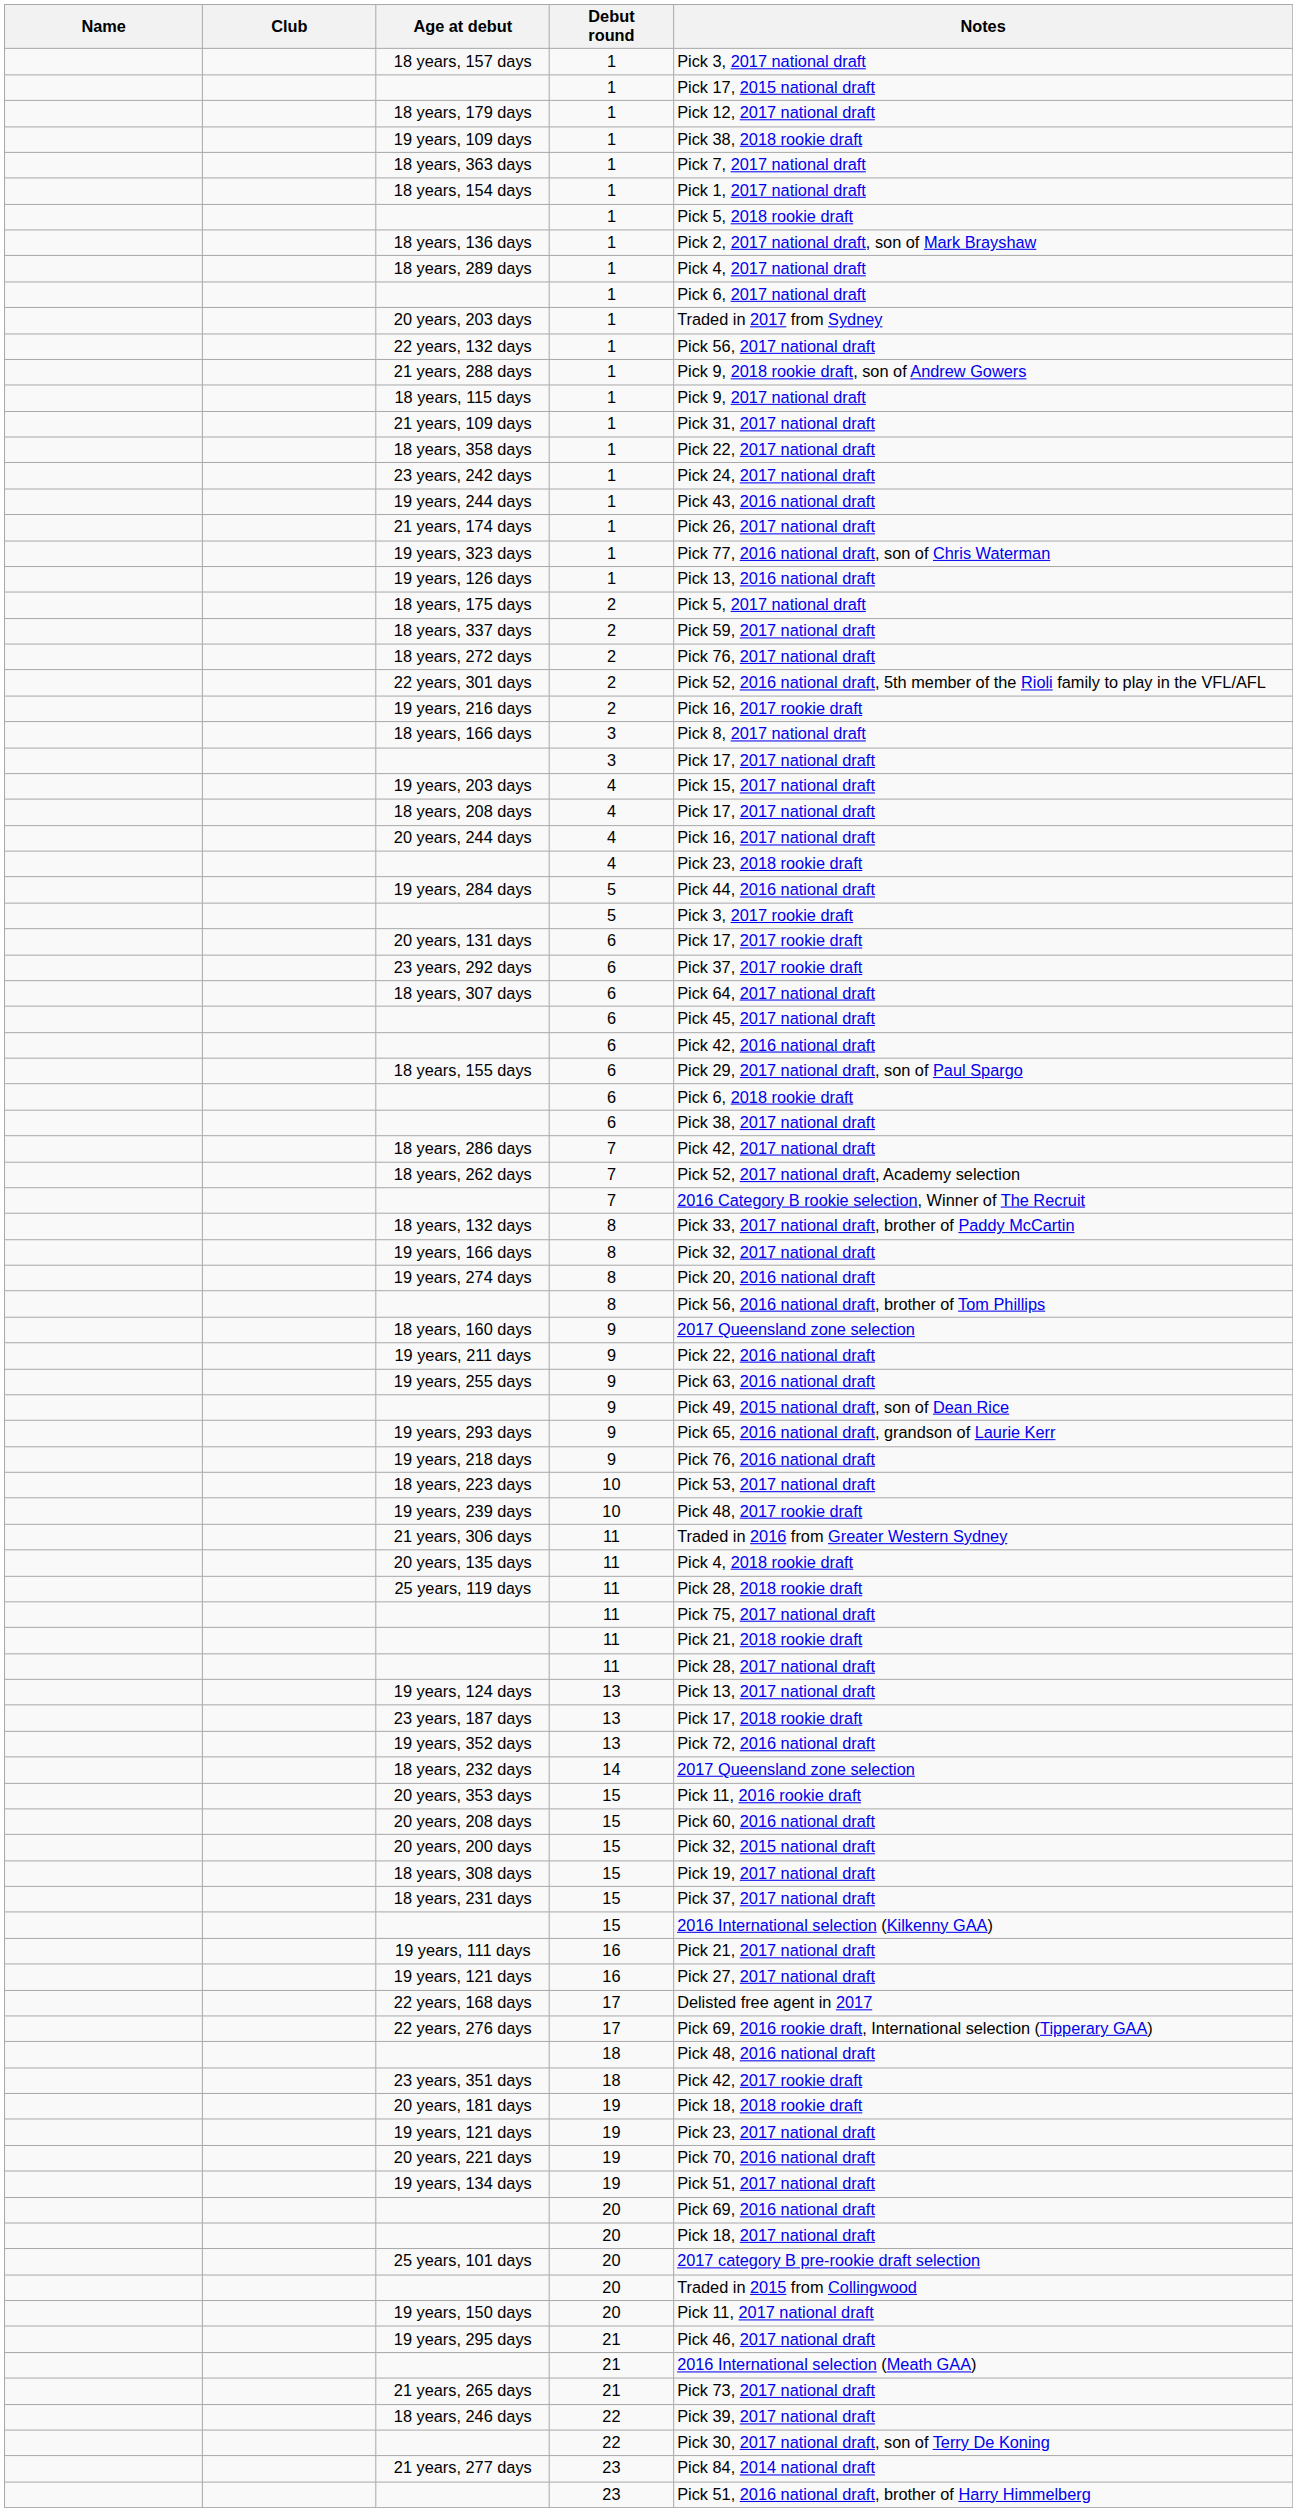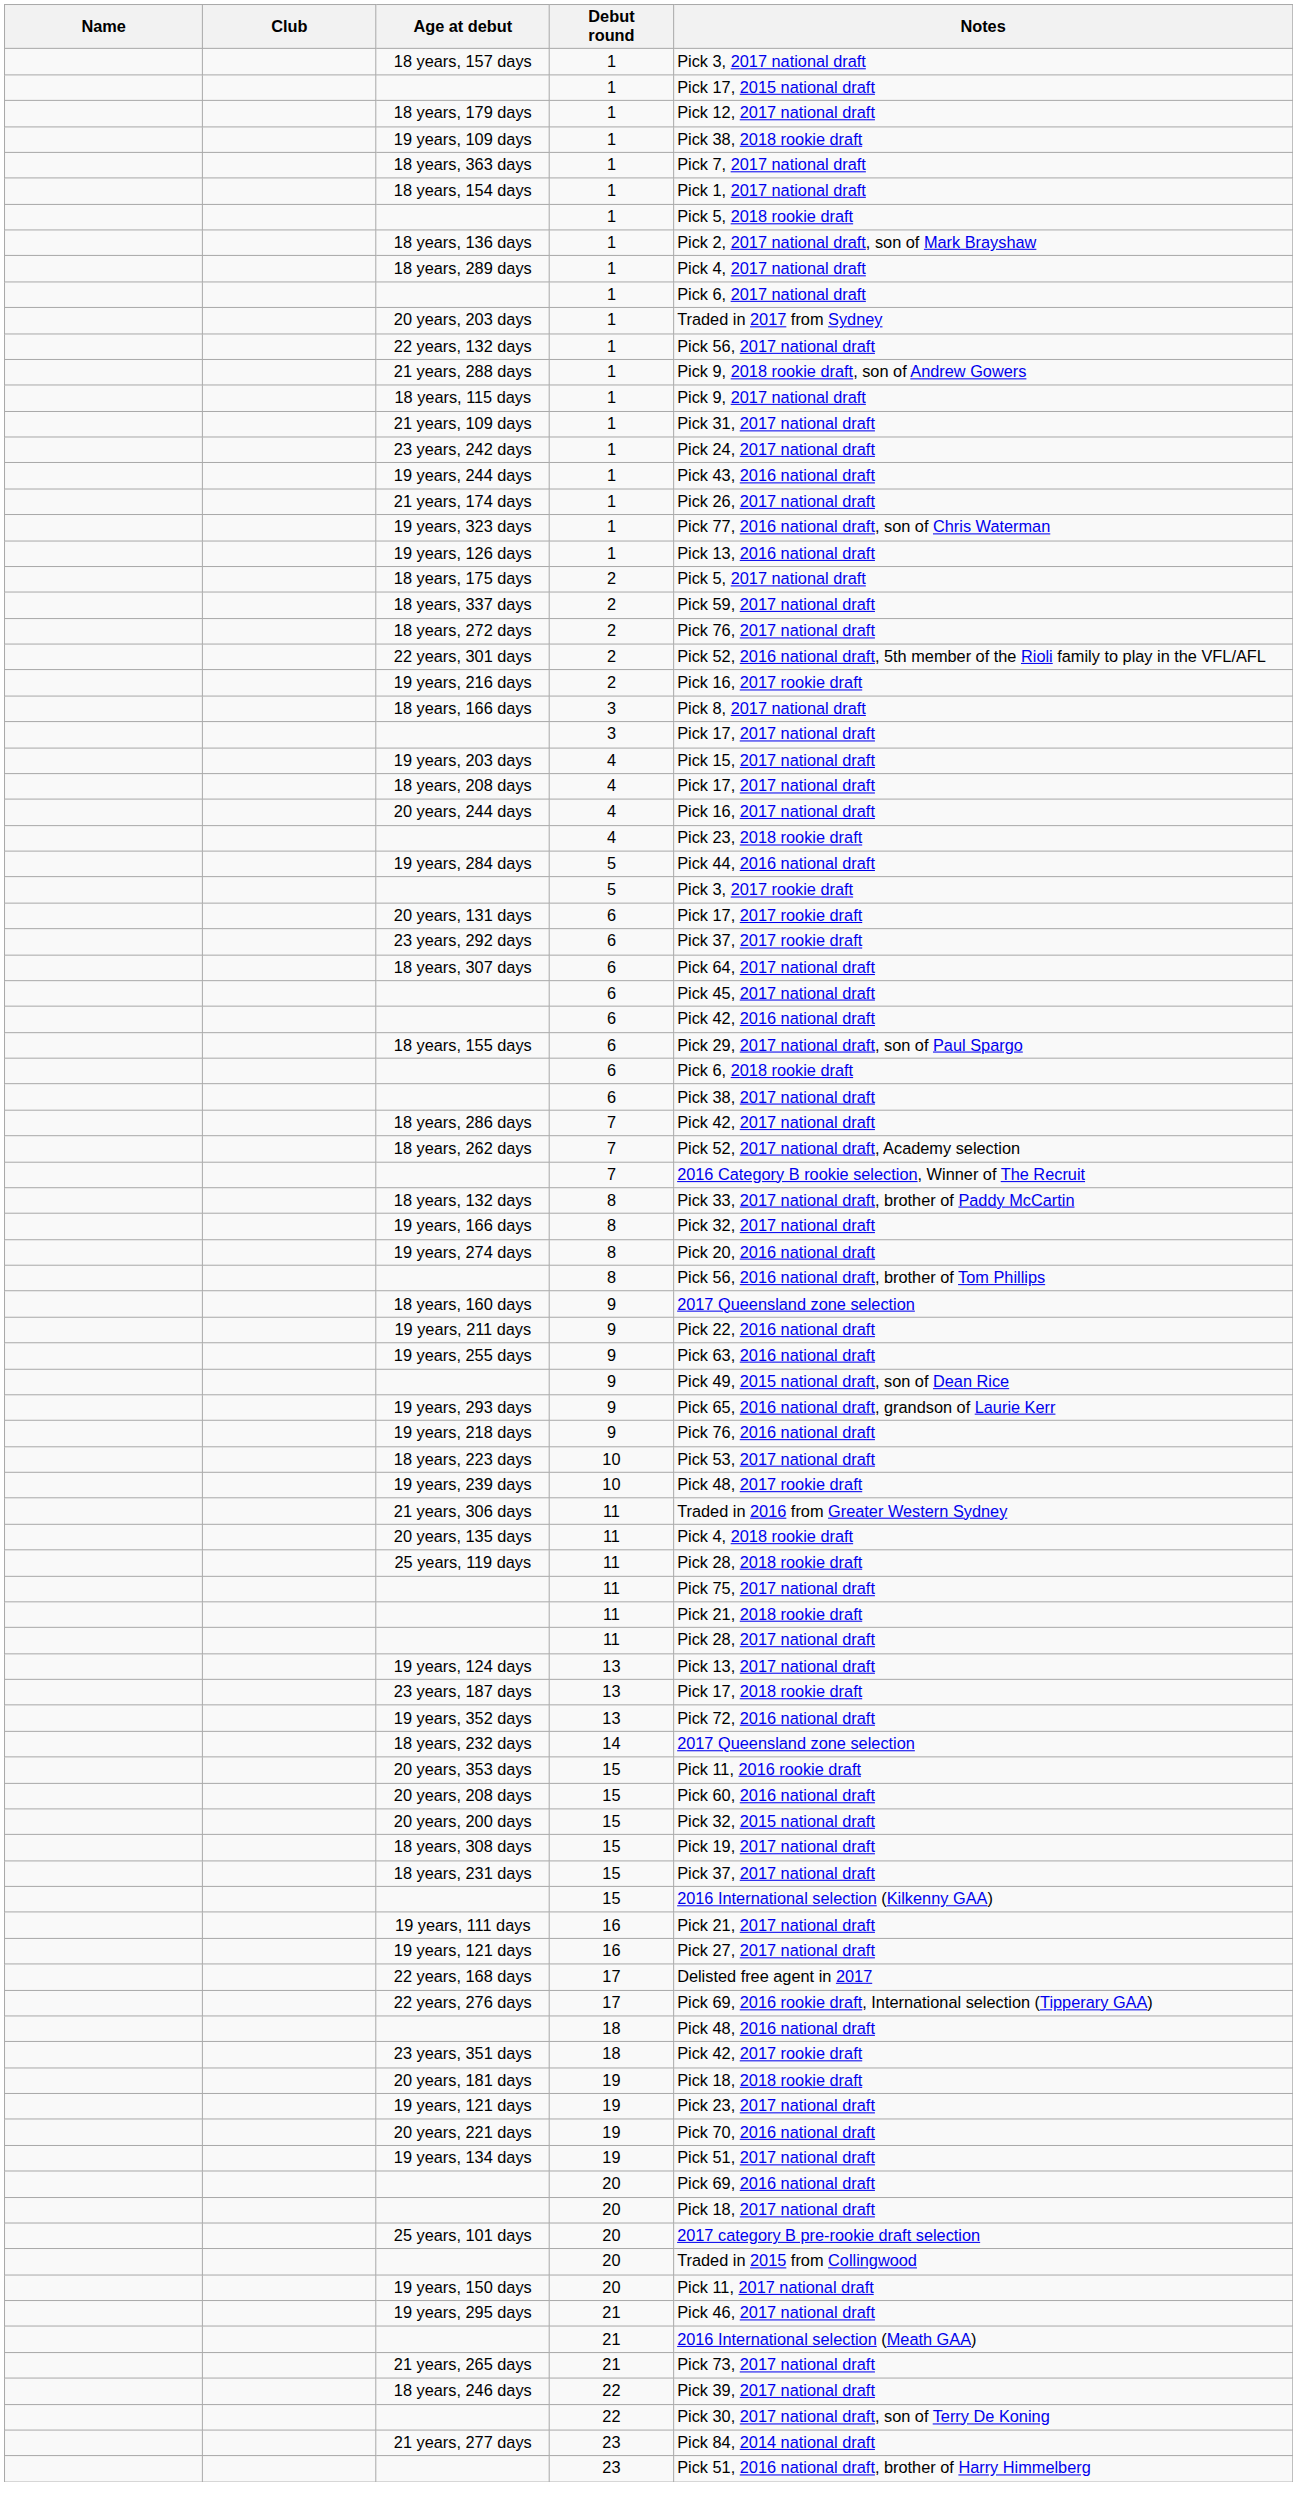- row: (463, 449)
